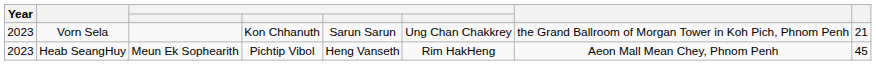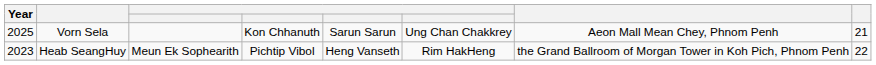(20, 32) 2023 -> (20, 32) 2025
(683, 32) the Grand Ballroom of Morgan Tower in Koh Pich, Phnom Penh -> (683, 32) Aeon Mall Mean Chey, Phnom Penh
(683, 51) Aeon Mall Mean Chey, Phnom Penh -> (683, 51) the Grand Ballroom of Morgan Tower in Koh Pich, Phnom Penh
(861, 51) 45 -> (861, 51) 22
